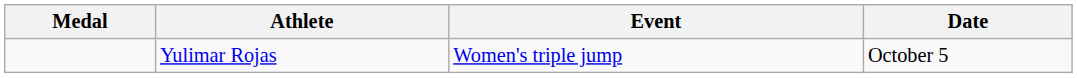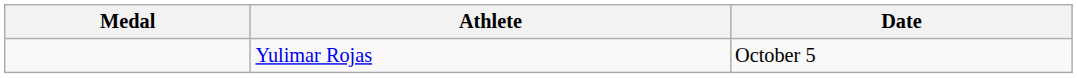- column: (656, 21)
